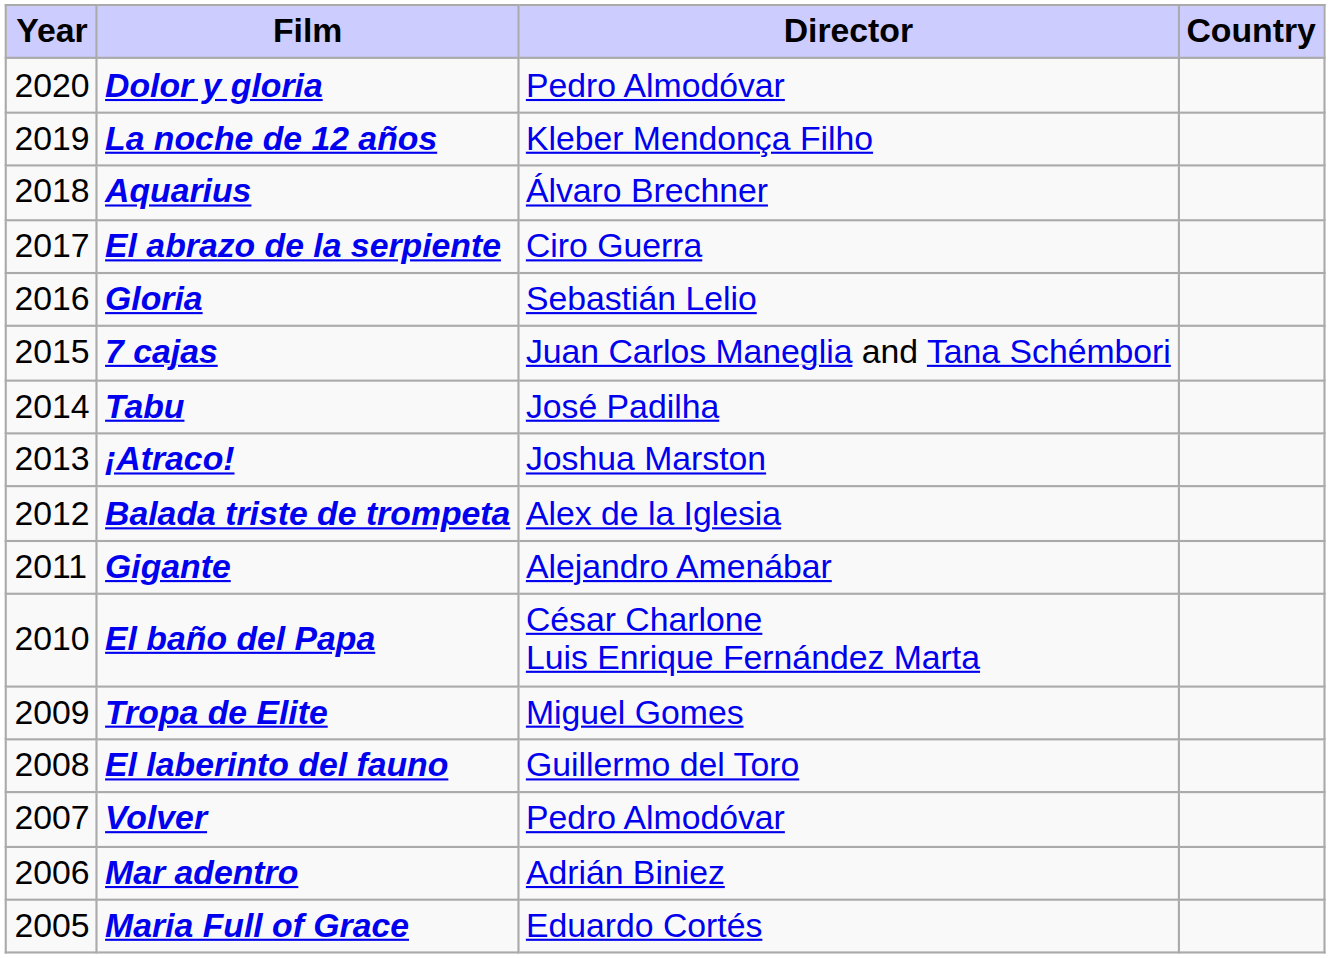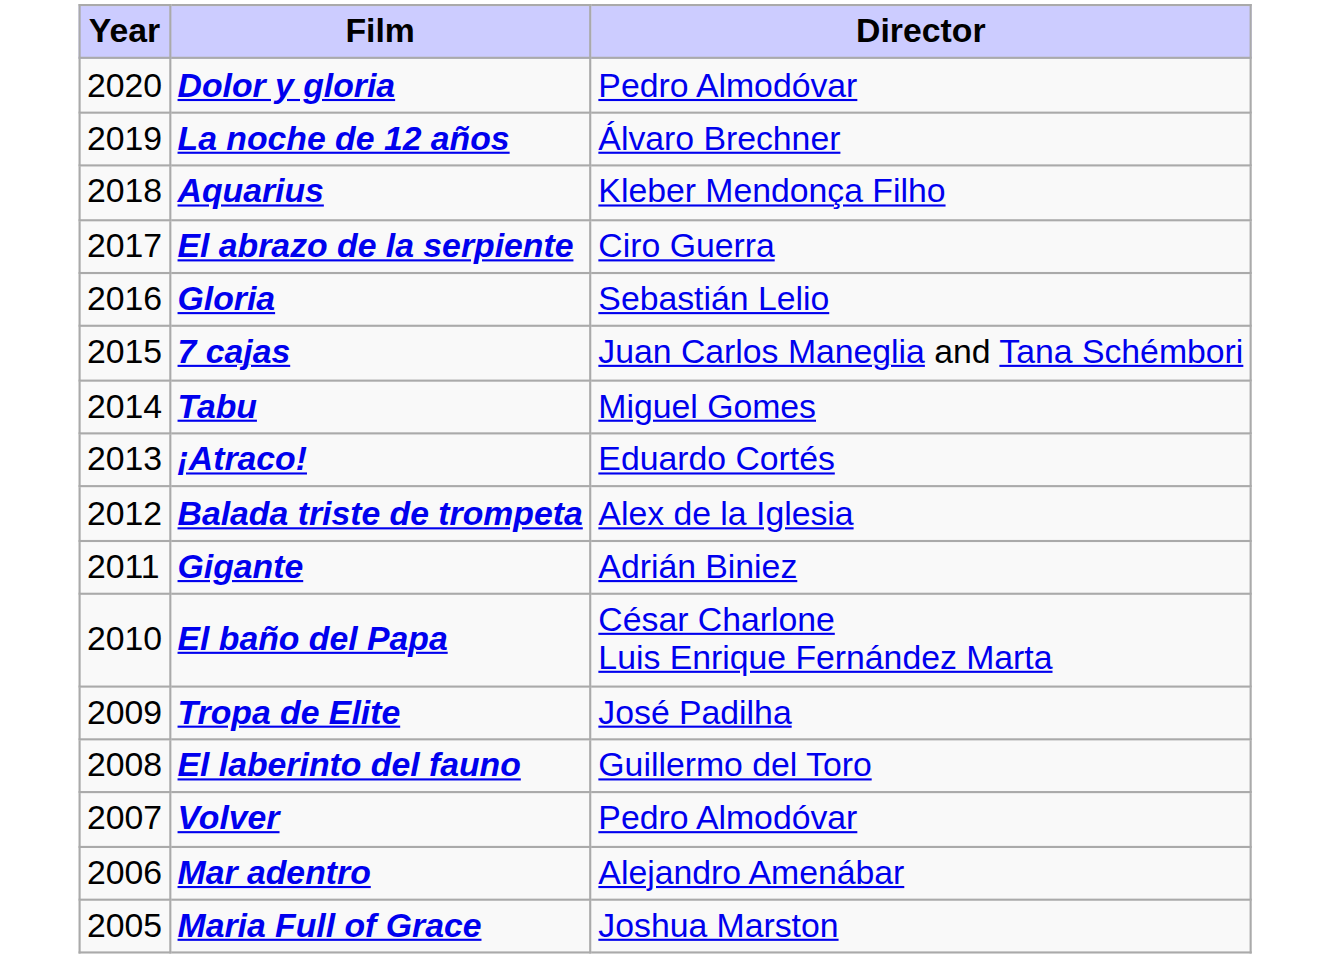- column: (1251, 31)
(699, 138) Kleber Mendonça Filho -> (719, 138) Álvaro Brechner
(647, 191) Álvaro Brechner -> (772, 191) Kleber Mendonça Filho
(623, 406) José Padilha -> (707, 406) Miguel Gomes
(646, 459) Joshua Marston -> (717, 459) Eduardo Cortés
(679, 566) Alejandro Amenábar -> (698, 566) Adrián Biniez
(635, 711) Miguel Gomes -> (695, 711) José Padilha
(625, 872) Adrián Biniez -> (751, 872) Alejandro Amenábar
(644, 925) Eduardo Cortés -> (718, 925) Joshua Marston
